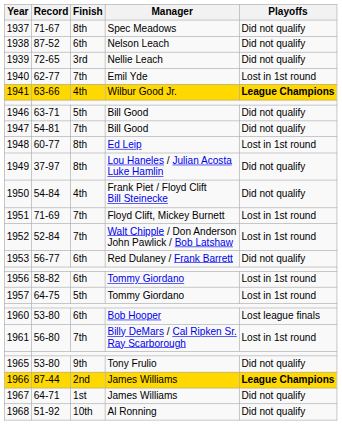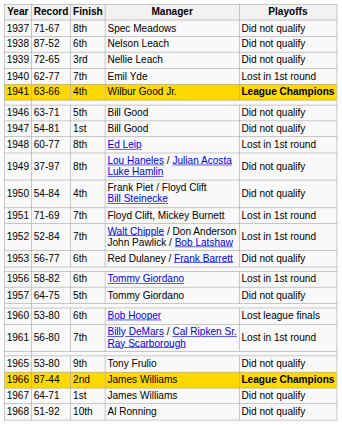(80, 129) 7th -> (80, 129) 1st
(279, 295) Lost in 1st round -> (273, 295) Did not qualify
